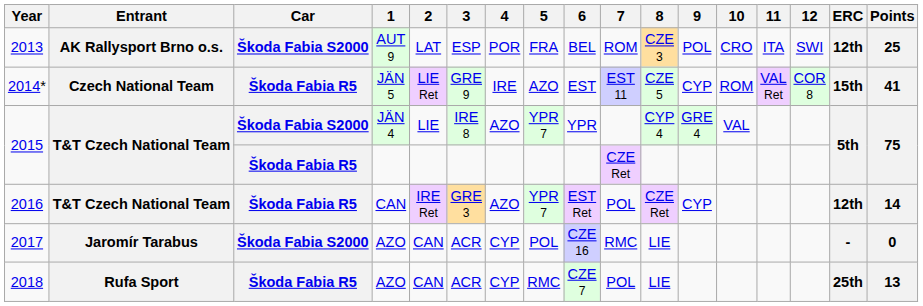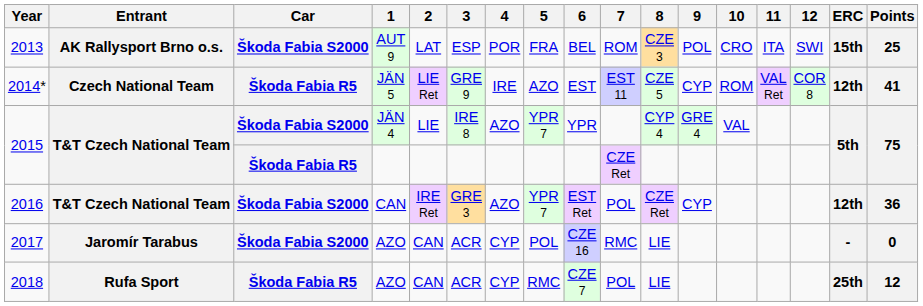(848, 47) 12th -> (848, 47) 15th
(848, 87) 15th -> (848, 87) 12th
(303, 204) Škoda Fabia R5 -> (303, 204) Škoda Fabia S2000
(892, 204) 14 -> (892, 204) 36
(892, 282) 13 -> (892, 282) 12
